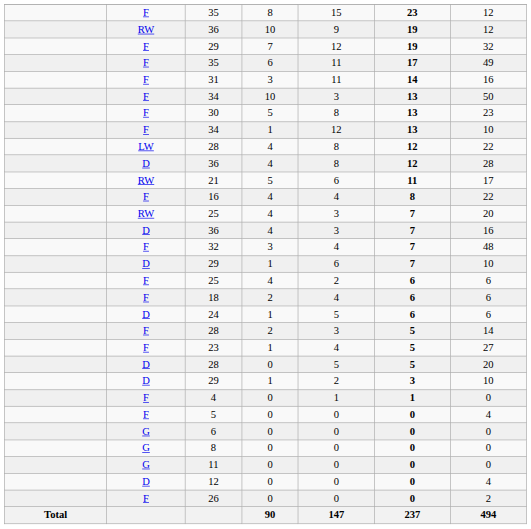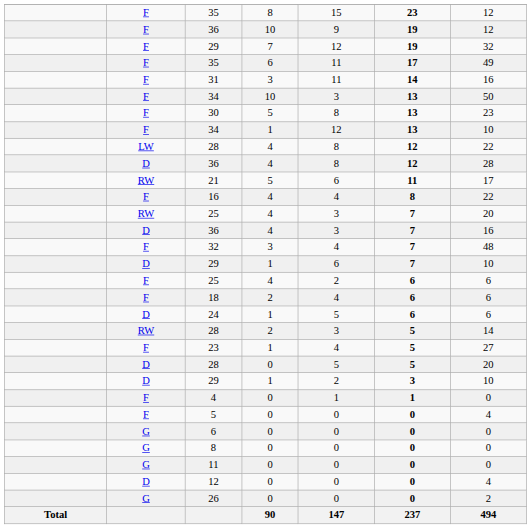(146, 29) RW -> (146, 29) F
(146, 331) F -> (146, 331) RW
(146, 498) F -> (146, 498) G
